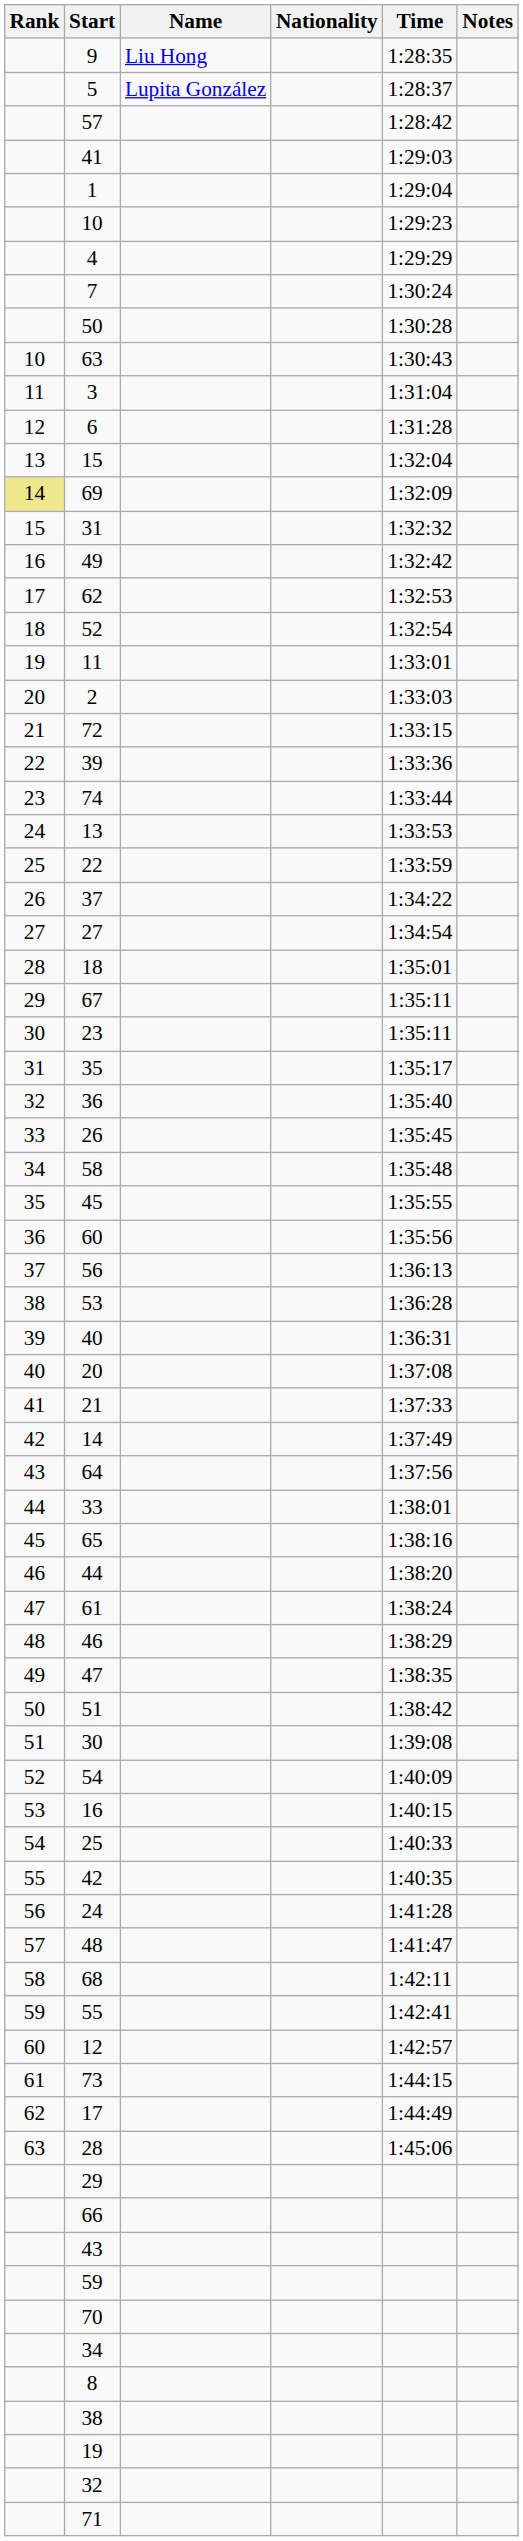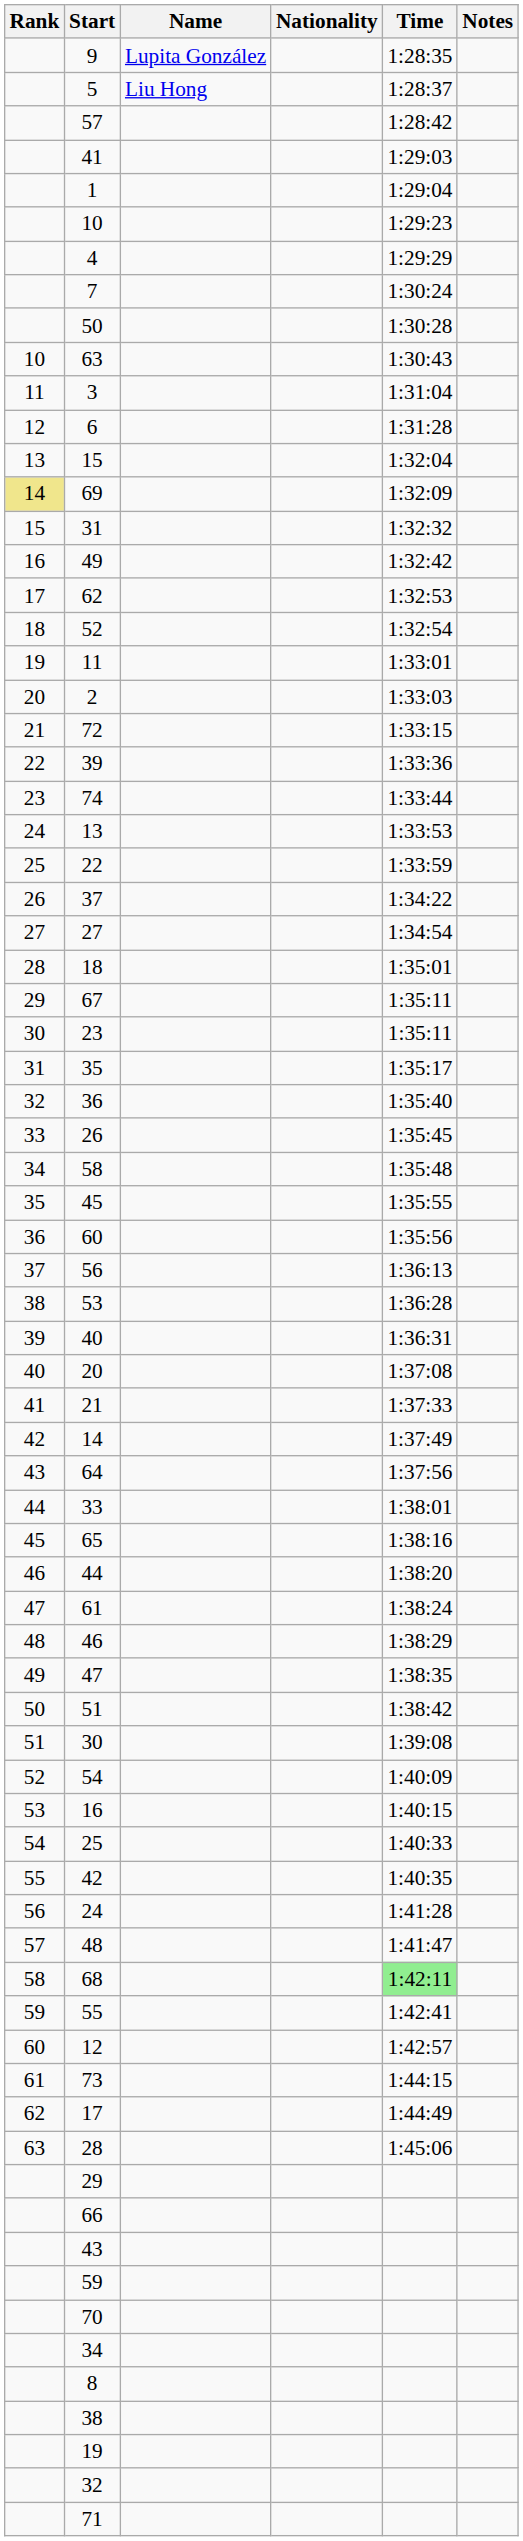(166, 55) Liu Hong -> (196, 55) Lupita González
(196, 88) Lupita González -> (166, 88) Liu Hong
(420, 1978) no background -> (420, 1978) lightgreen background
